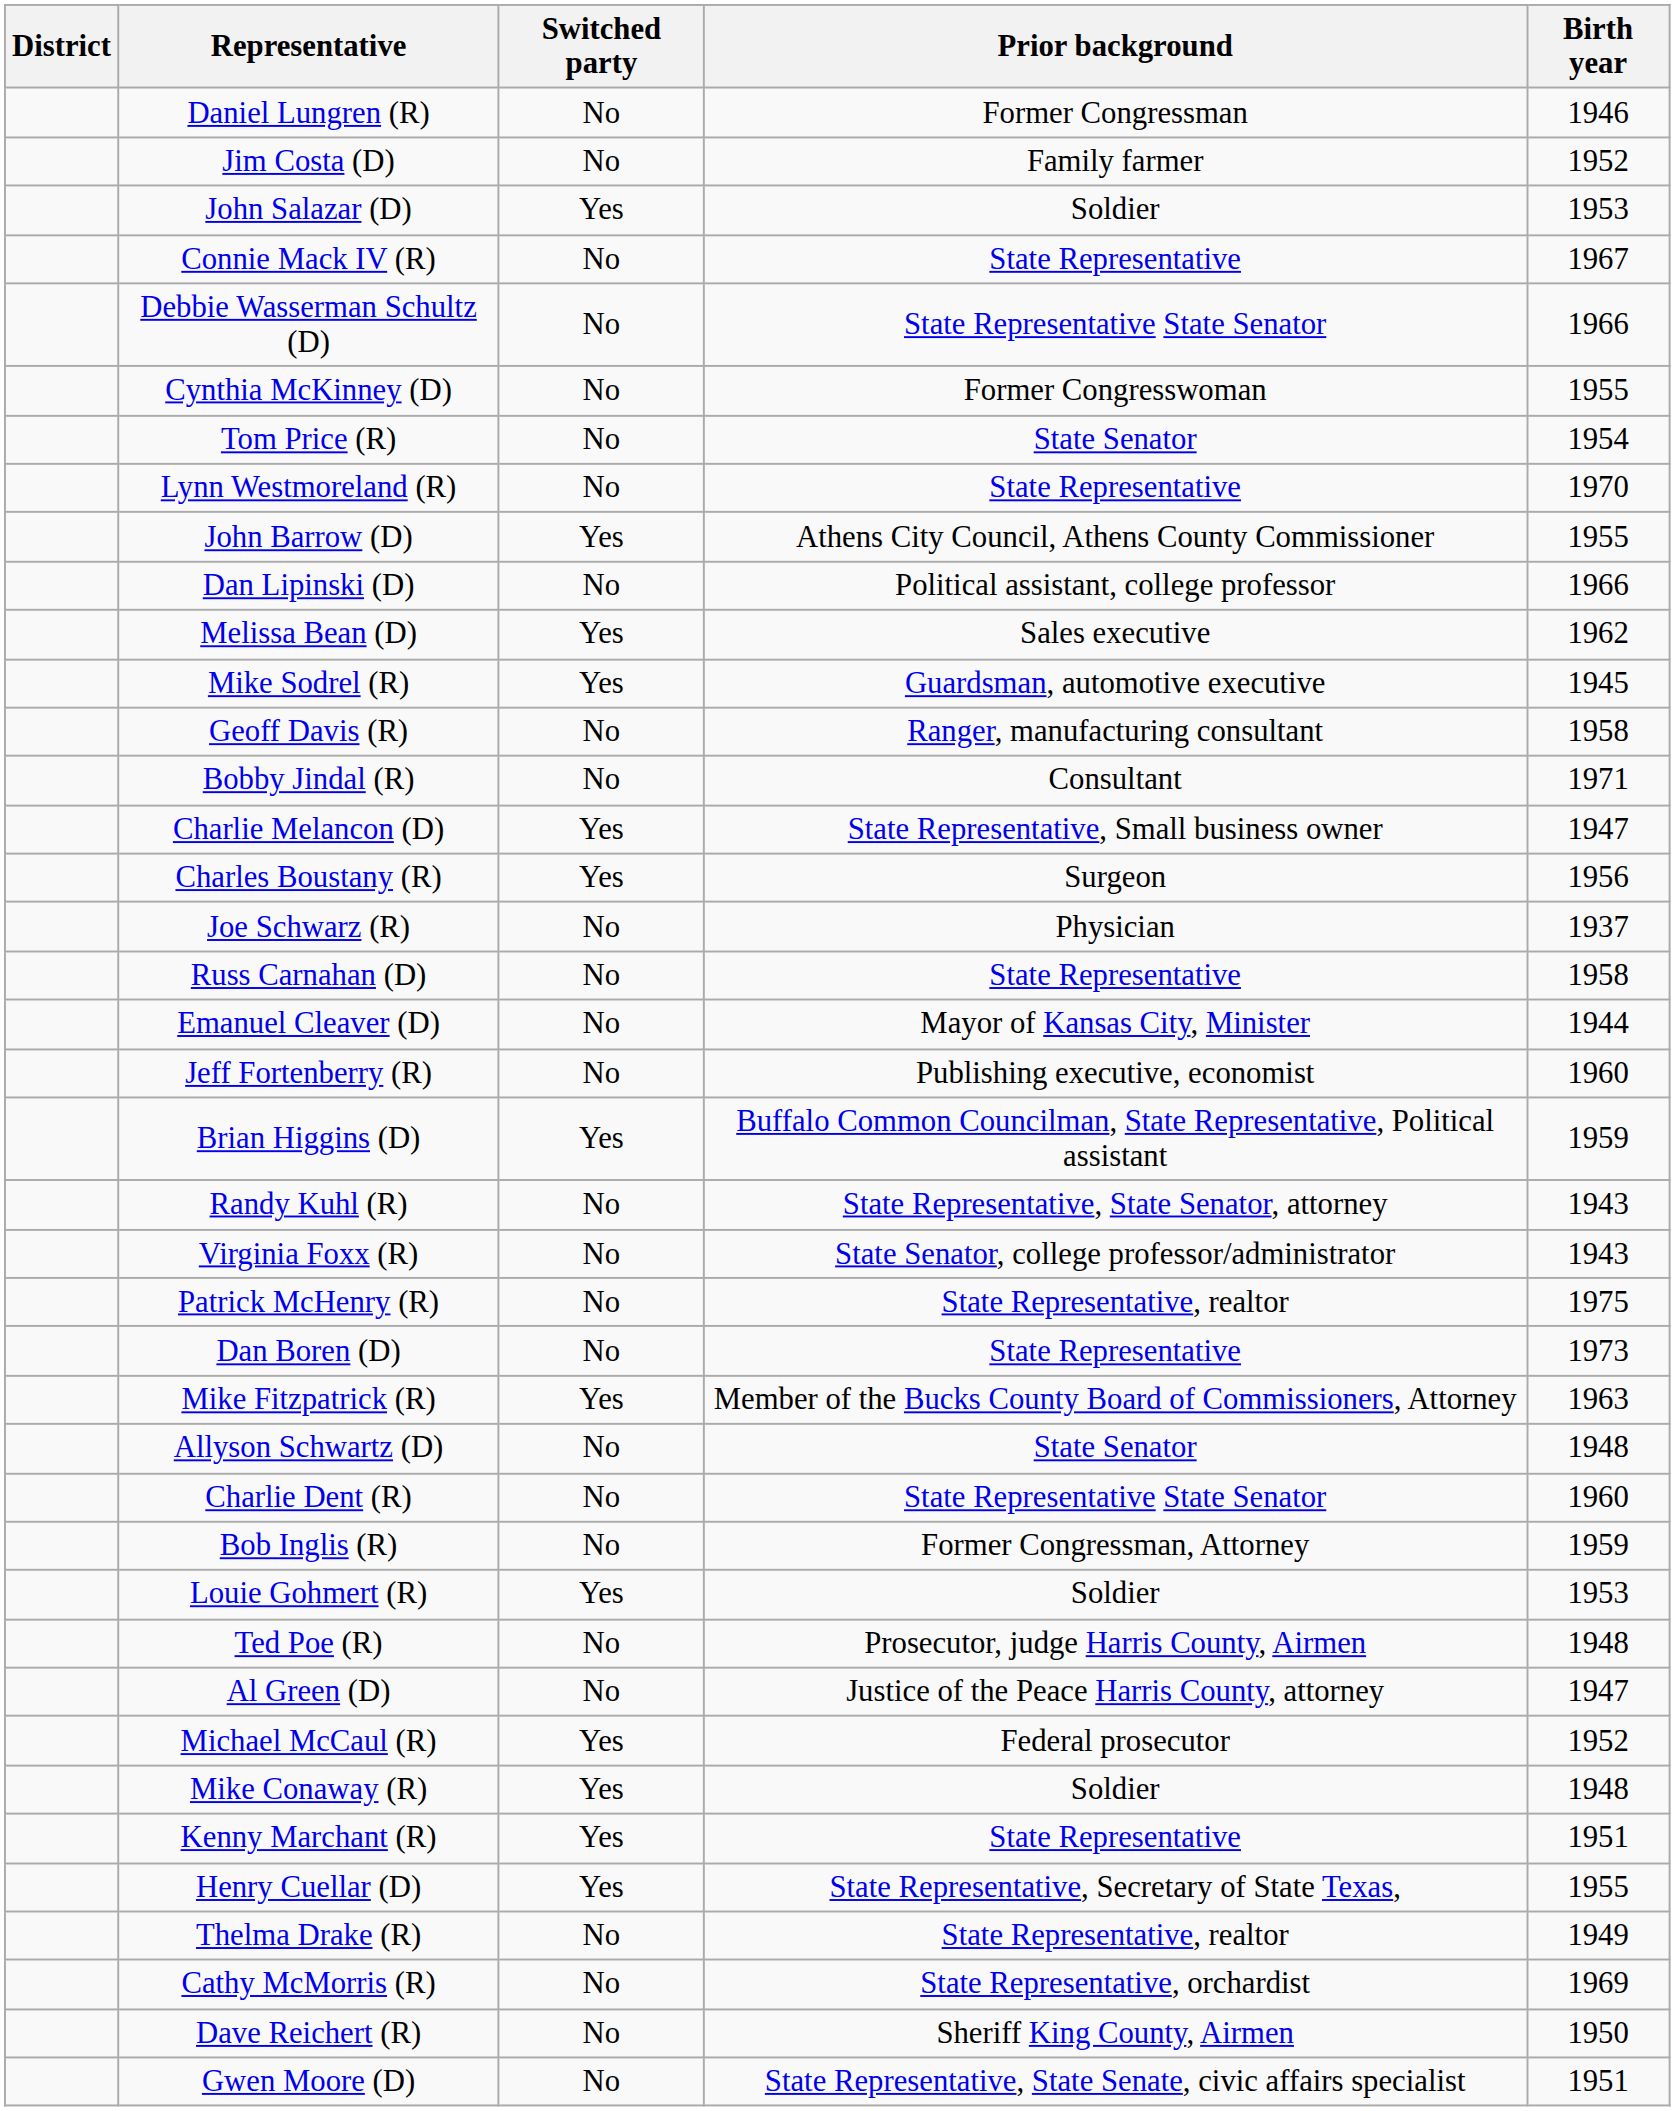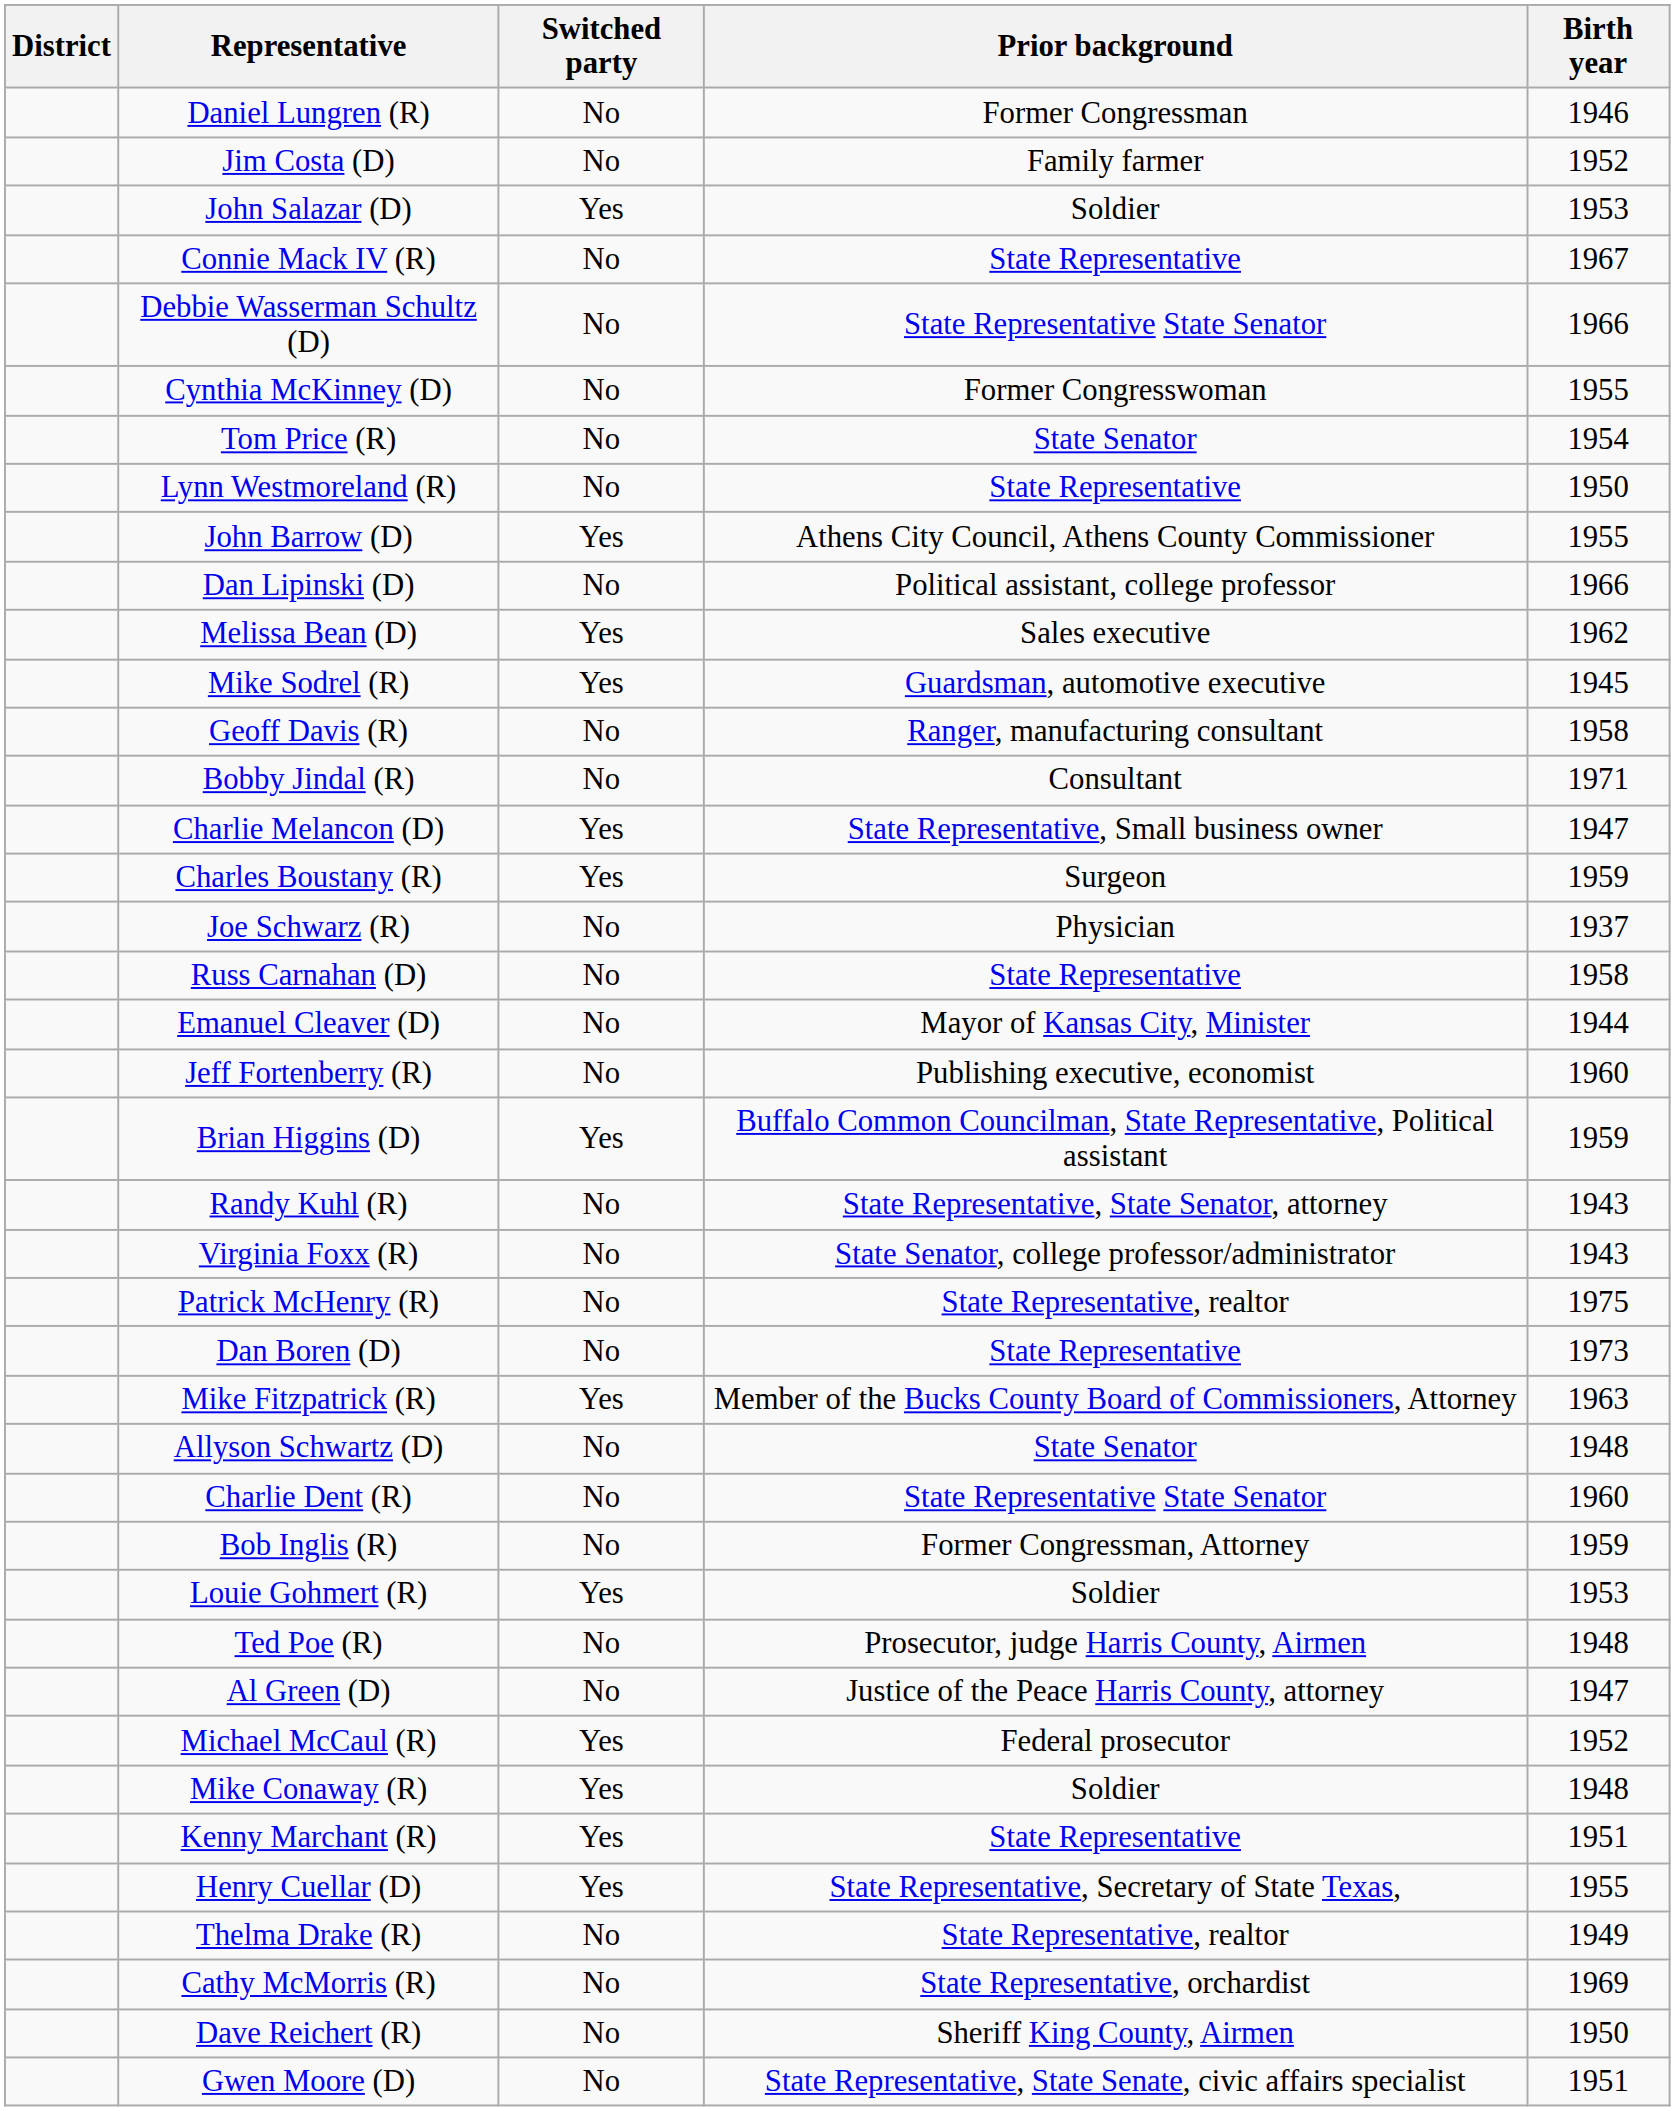(1598, 487) 1970 -> (1598, 487) 1950
(1598, 877) 1956 -> (1598, 877) 1959
